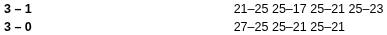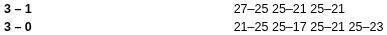(308, 9) 21–25 25–17 25–21 25–23 -> (289, 9) 27–25 25–21 25–21
(289, 26) 27–25 25–21 25–21 -> (308, 26) 21–25 25–17 25–21 25–23
